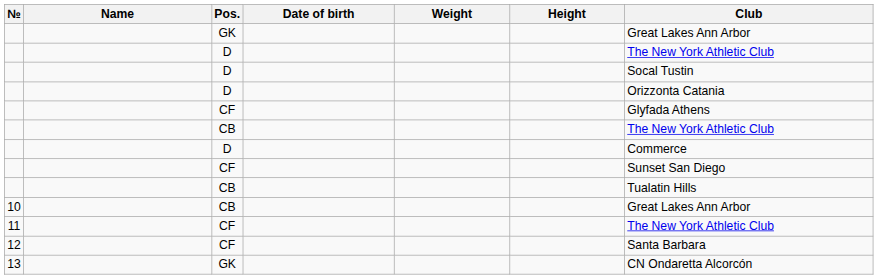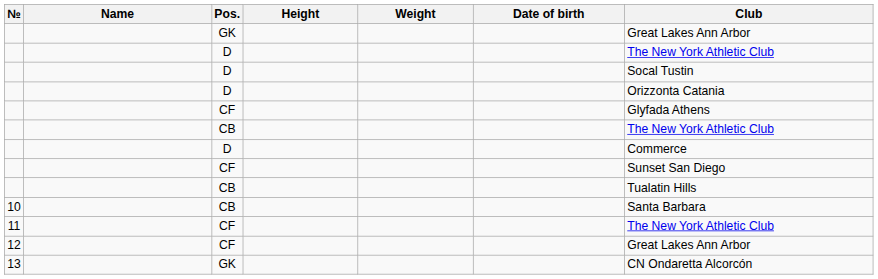columns swapped: (567, 14) <-> (319, 14)
(689, 206) Great Lakes Ann Arbor -> (666, 206) Santa Barbara
(666, 245) Santa Barbara -> (689, 245) Great Lakes Ann Arbor
